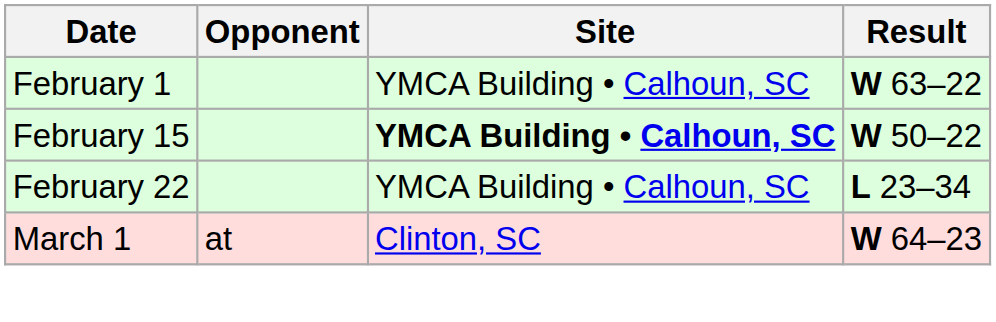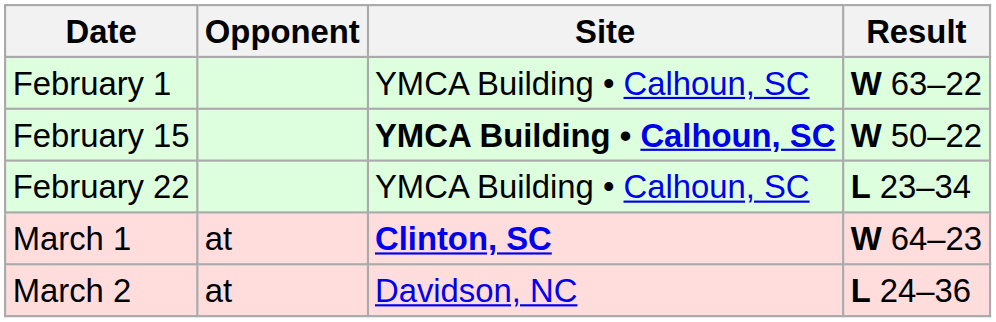(458, 239) normal -> (463, 239) bold
+ row: (72, 291)
